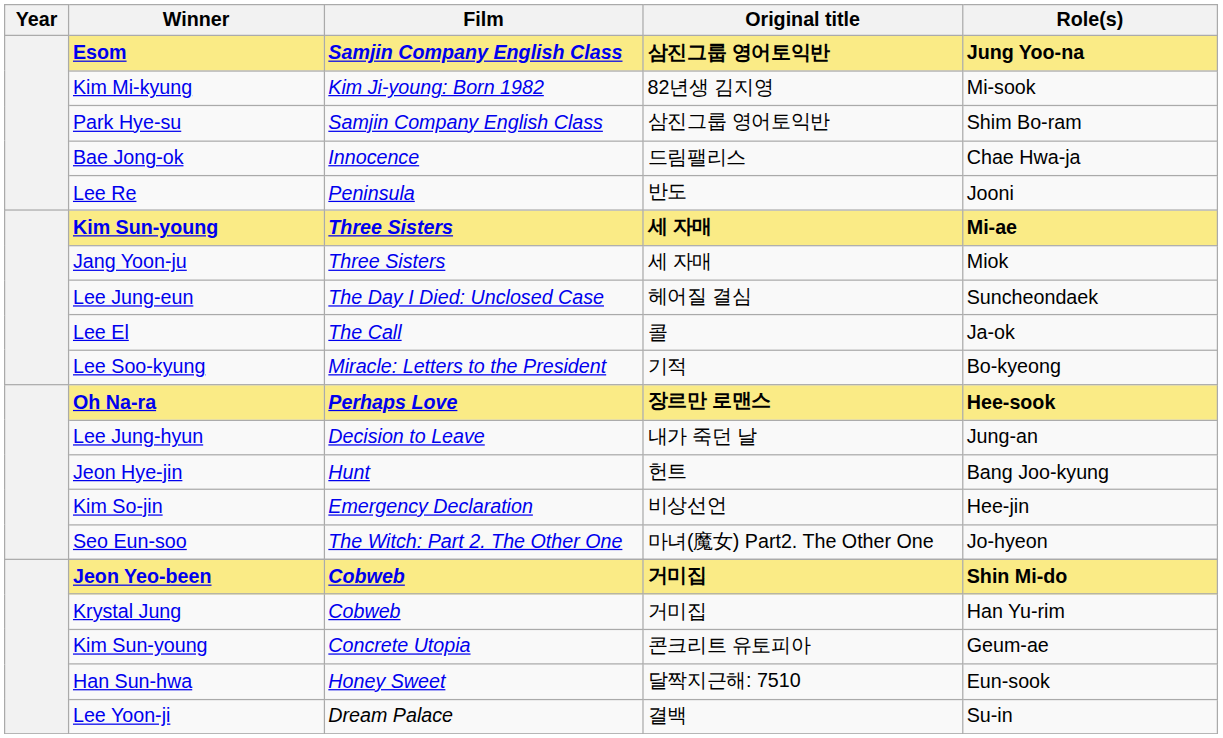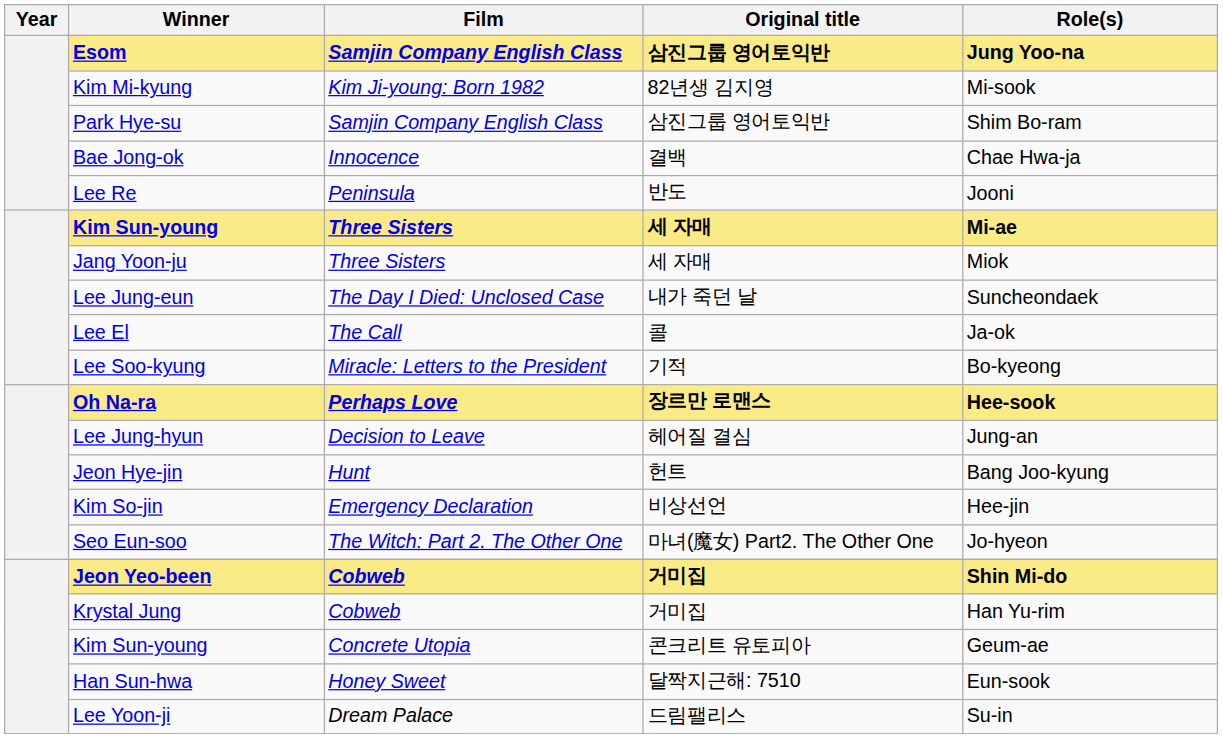(697, 157) 드림팰리스 -> (667, 157) 결백
(699, 296) 헤어질 결심 -> (702, 296) 내가 죽던 날
(702, 436) 내가 죽던 날 -> (699, 436) 헤어질 결심
(667, 715) 결백 -> (697, 715) 드림팰리스
